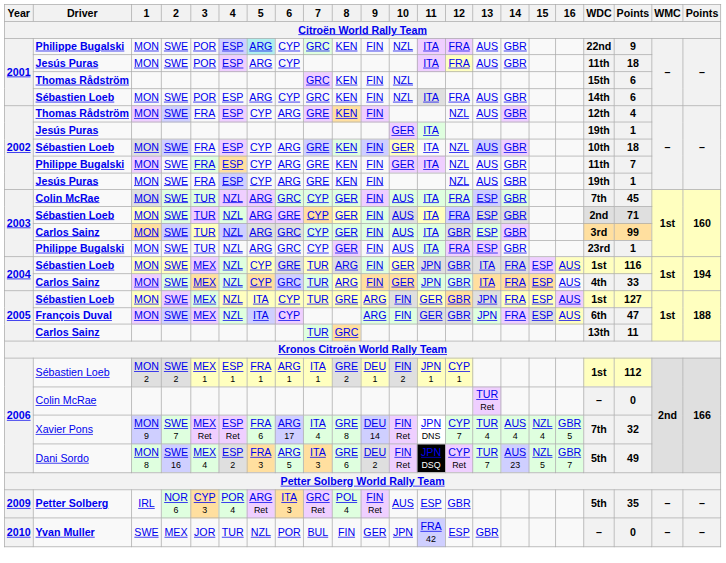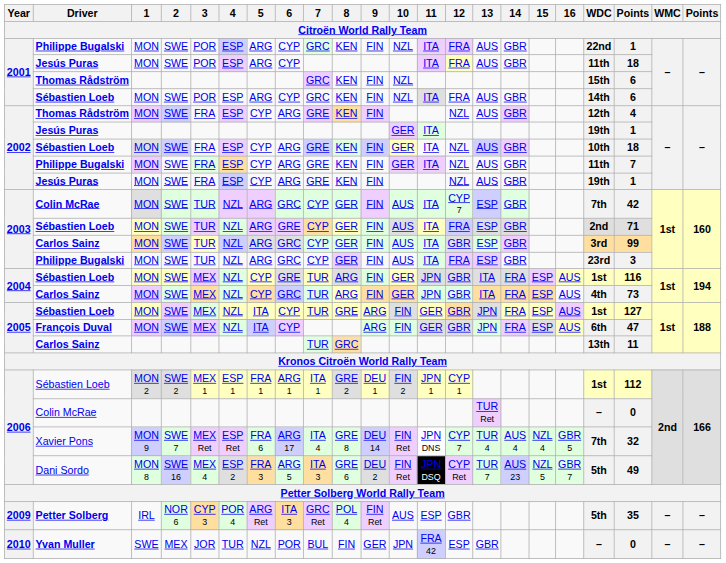(261, 47) paleturquoise background -> (261, 47) no background
(633, 47) 9 -> (633, 47) 1
(459, 198) FRA -> (459, 204) CYP 7
(633, 198) 45 -> (633, 204) 42
(633, 249) 1 -> (633, 261) 3
(633, 283) 33 -> (633, 294) 73
